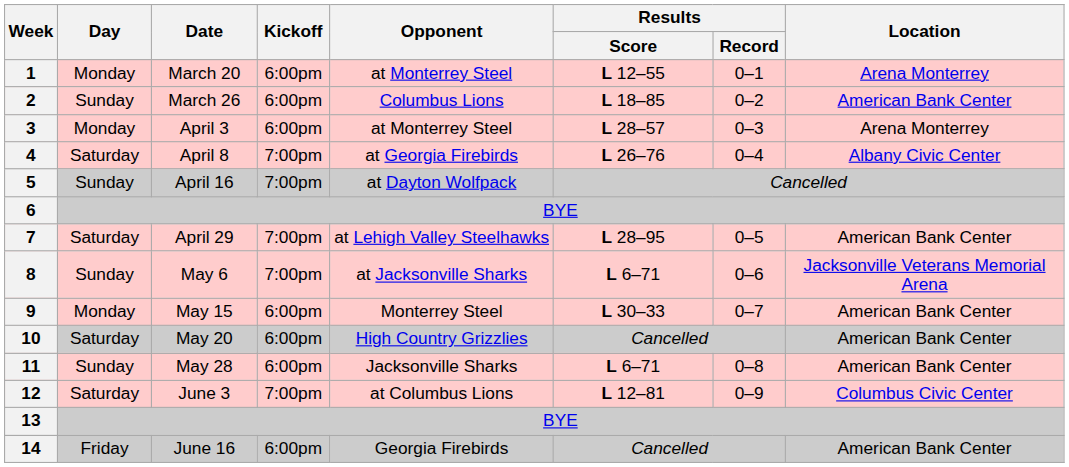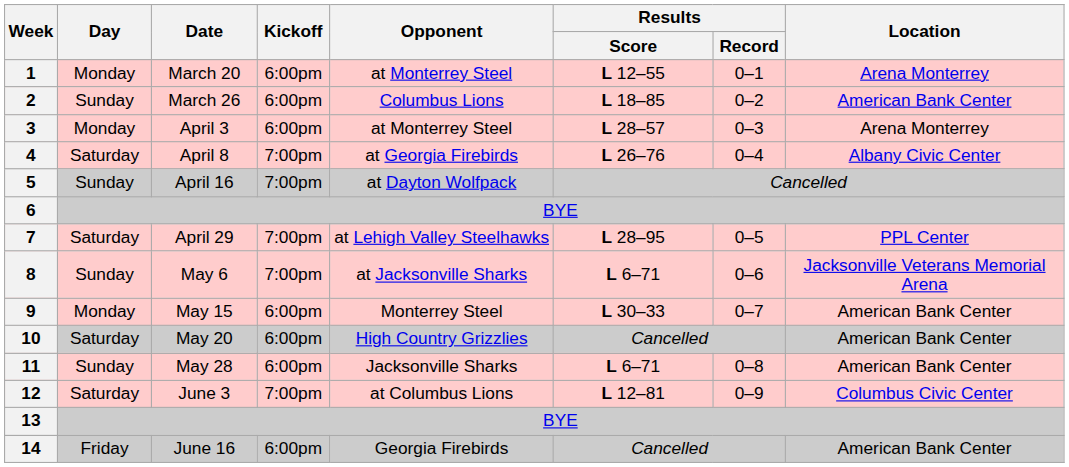(925, 237) American Bank Center -> (925, 237) PPL Center
